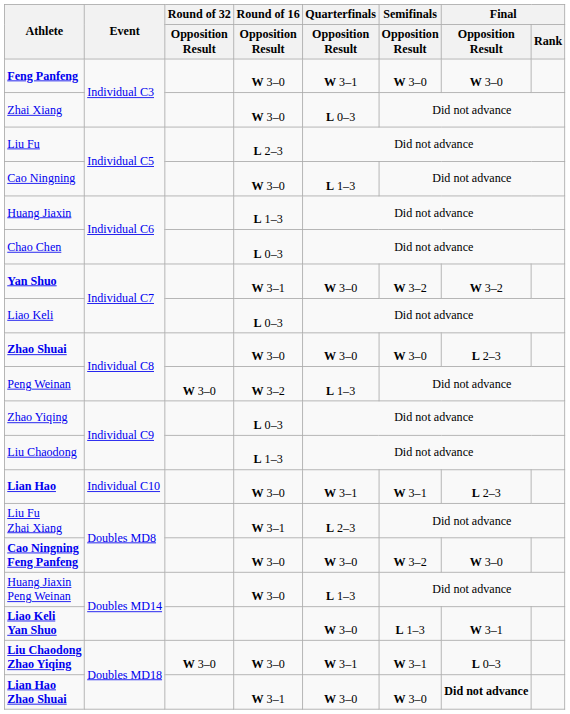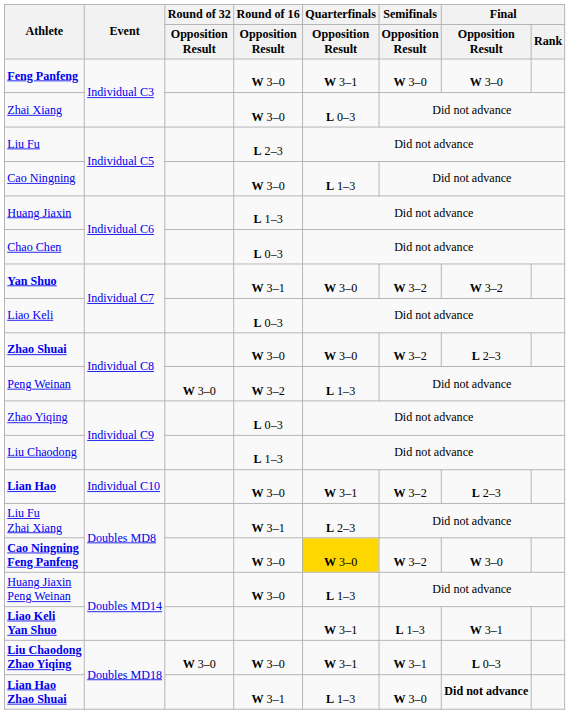(410, 357) W 3–0 -> (410, 357) W 3–2
(410, 494) W 3–1 -> (410, 494) W 3–2
(341, 562) no background -> (341, 562) gold background
(341, 631) W 3–0 -> (341, 631) W 3–1
(341, 699) W 3–0 -> (341, 699) L 1–3
